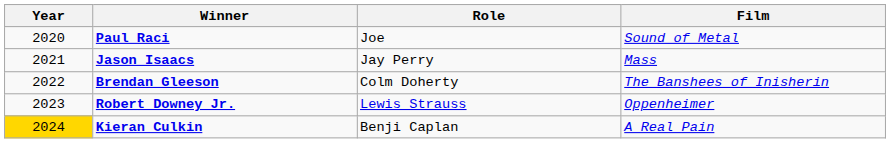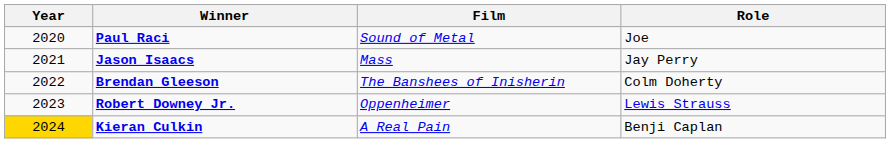columns swapped: (753, 16) <-> (489, 16)
